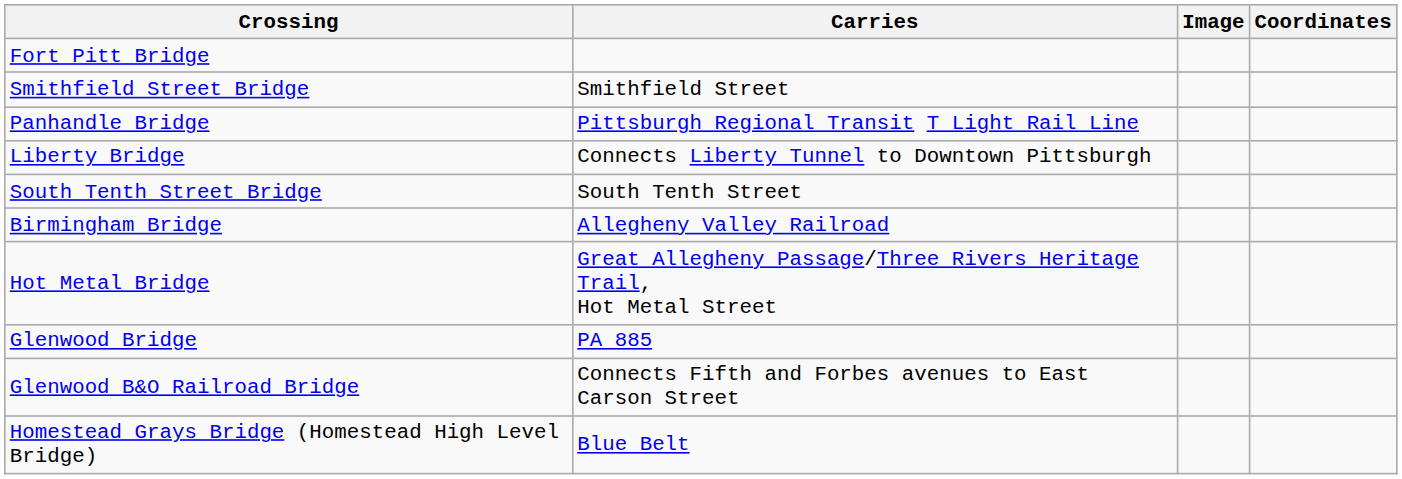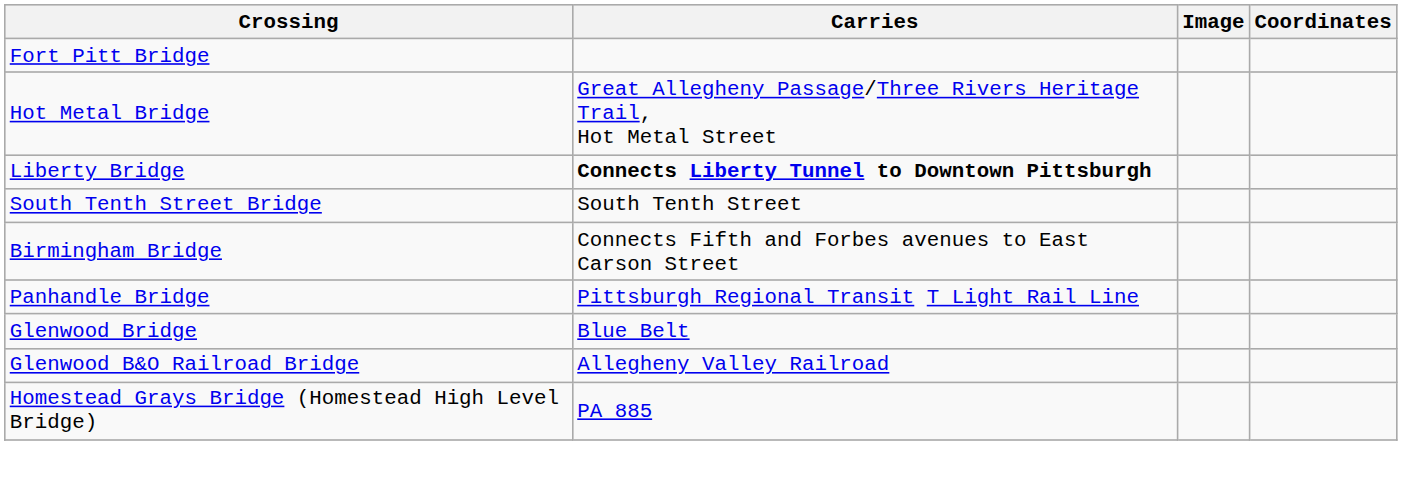- row: (160, 90)
rows swapped: (110, 123) <-> (110, 283)
(864, 157) normal -> (864, 171) bold
(733, 225) Allegheny Valley Railroad -> (833, 251) Connects Fifth and Forbes avenues to East Carson Street
(615, 341) PA 885 -> (633, 331) Blue Belt
(833, 387) Connects Fifth and Forbes avenues to East Carson Street -> (733, 365) Allegheny Valley Railroad
(633, 445) Blue Belt -> (615, 411) PA 885
